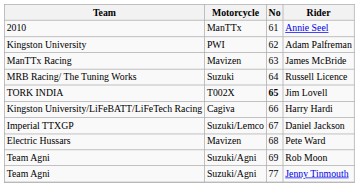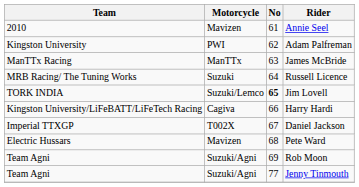(224, 28) ManTTx -> (224, 28) Mavizen
(224, 60) Mavizen -> (224, 60) ManTTx
(221, 92) T002X -> (235, 92) Suzuki/Lemco
(235, 125) Suzuki/Lemco -> (221, 125) T002X
